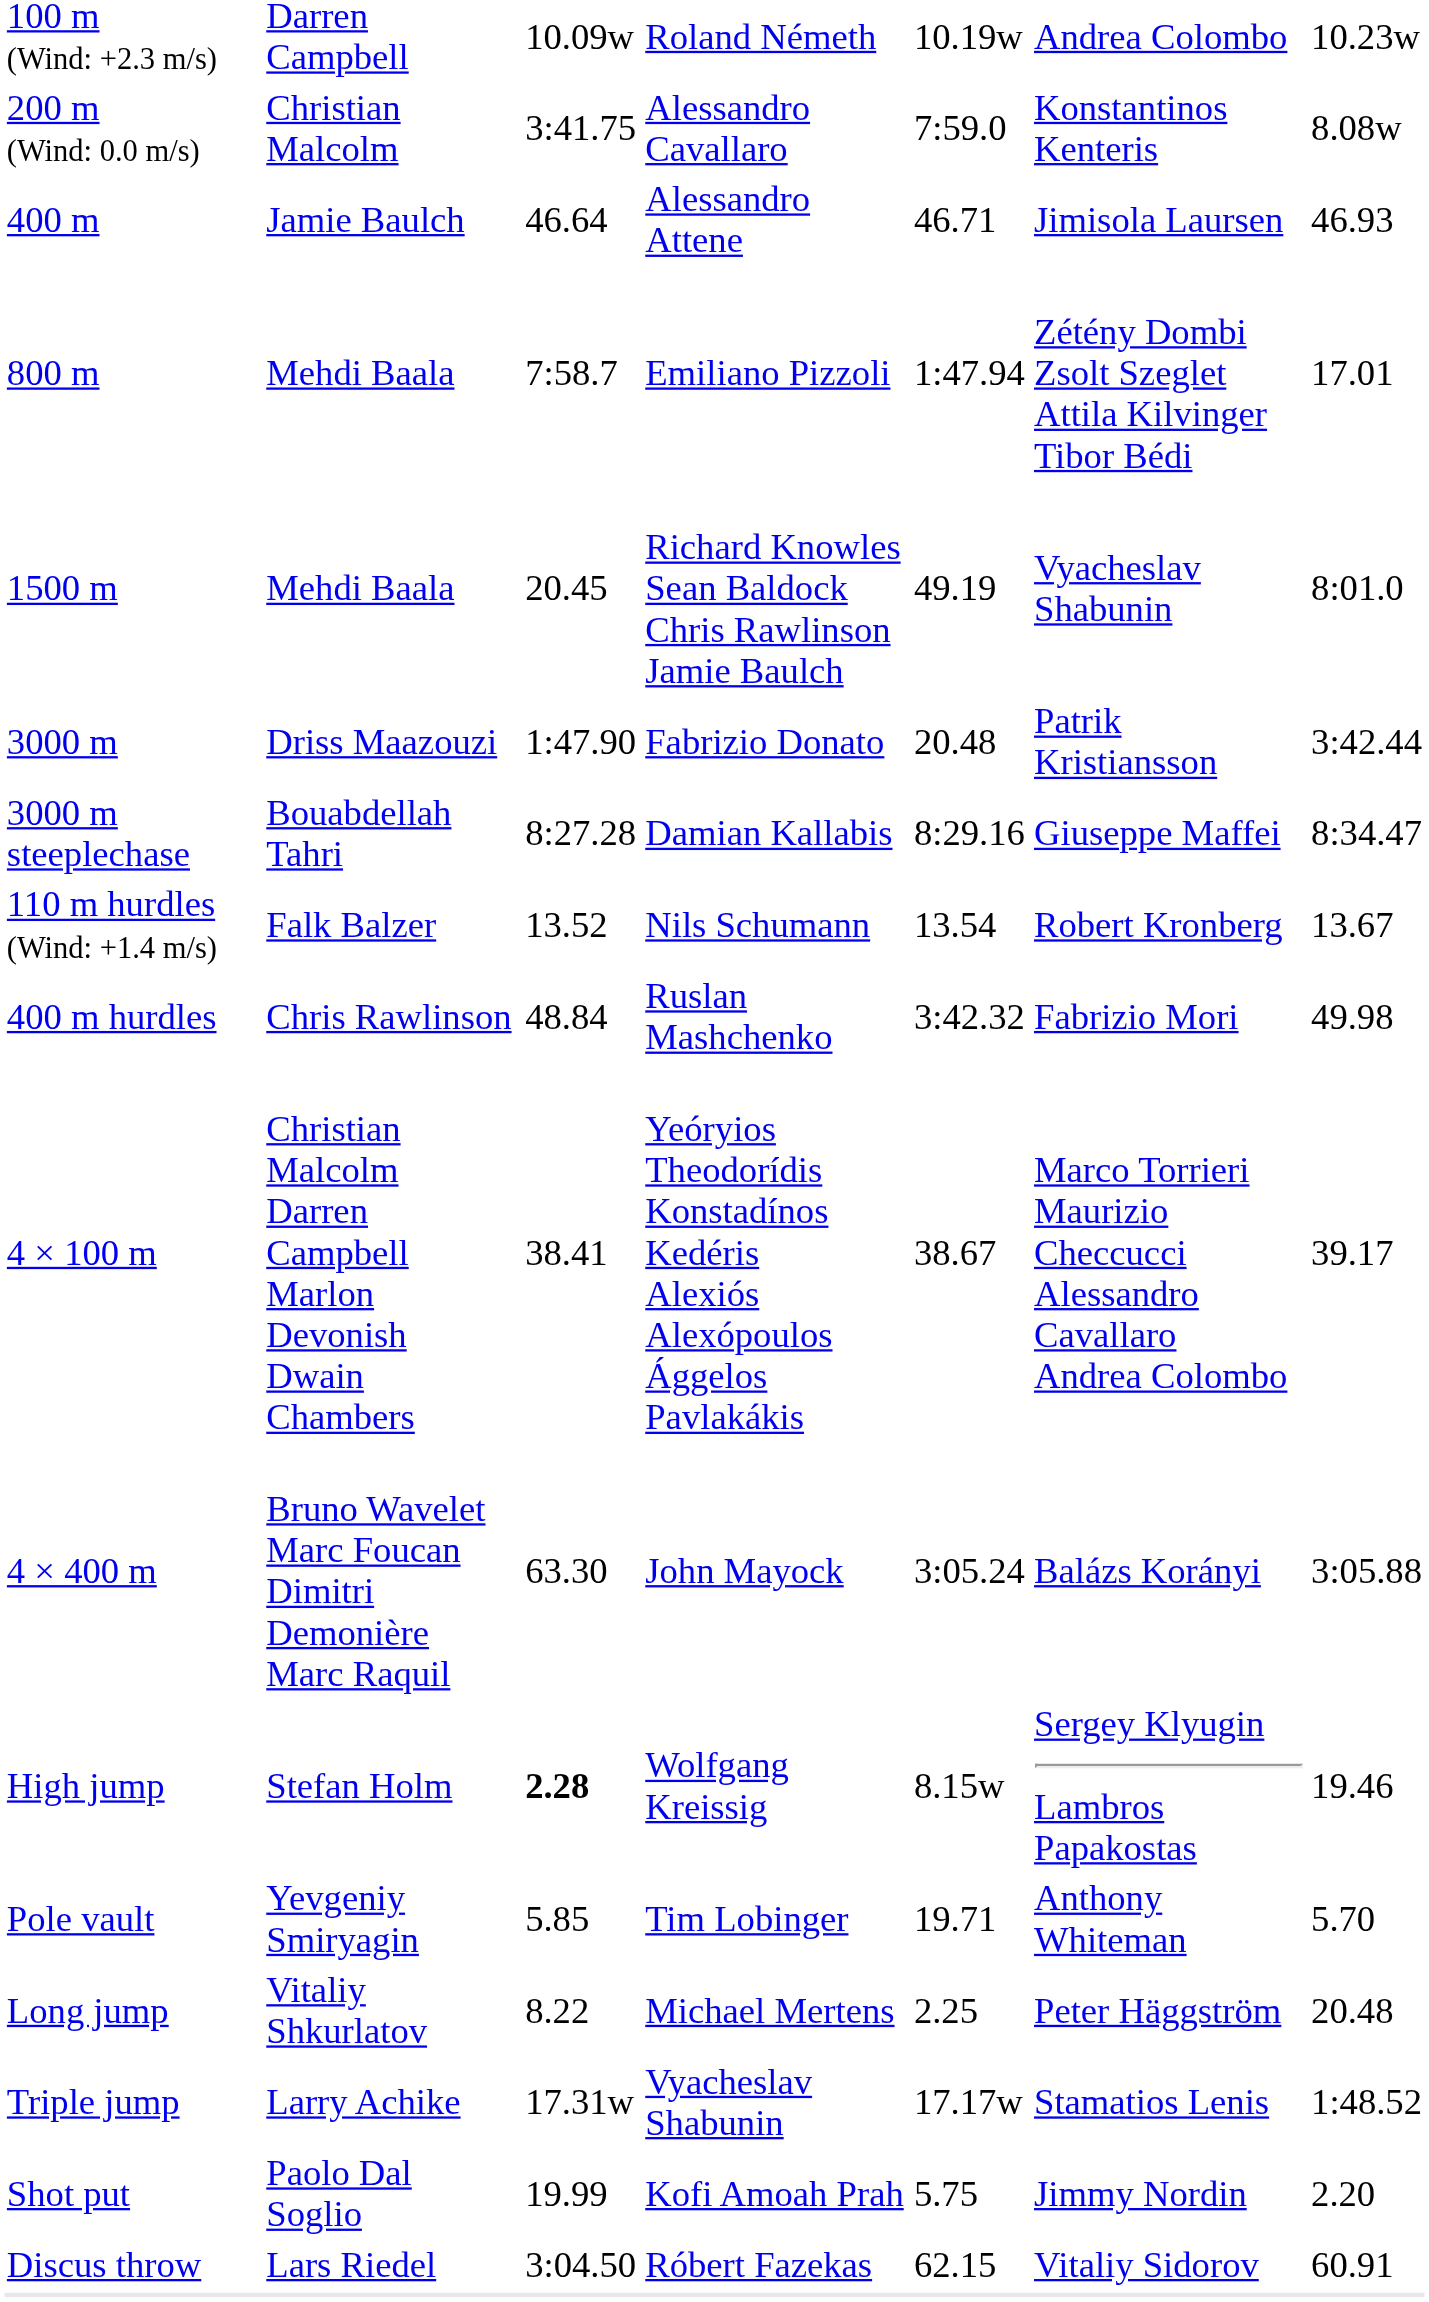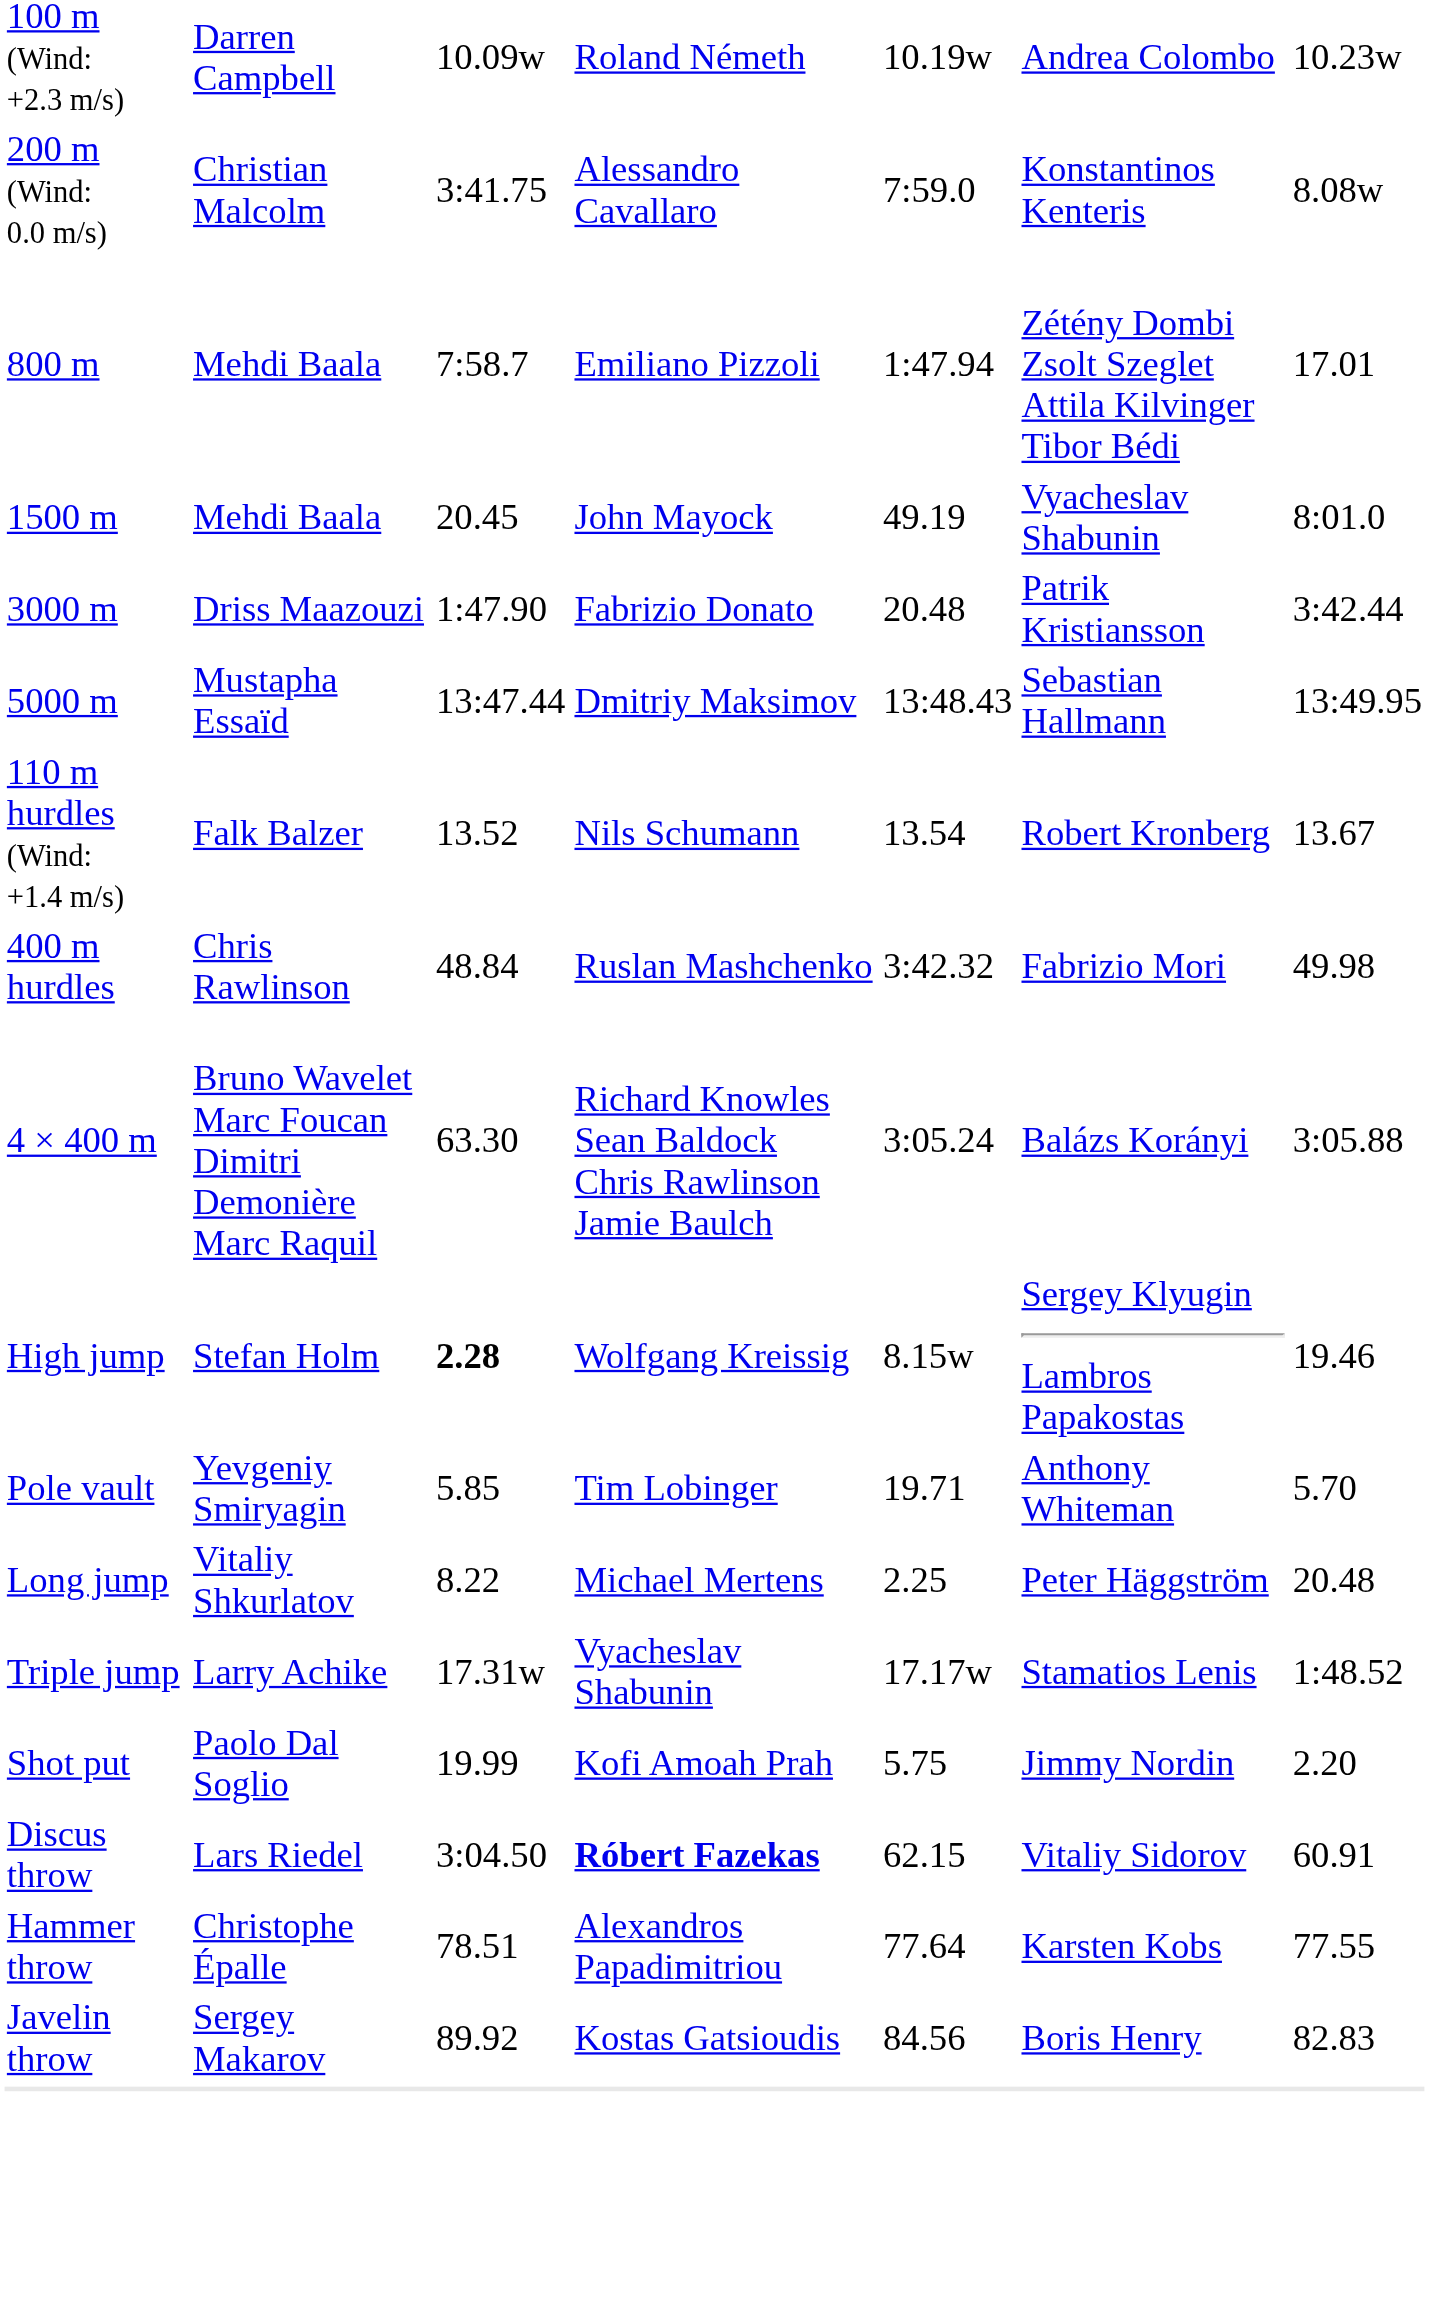- row: (53, 219)
(773, 608) Richard Knowles Sean Baldock Chris Rawlinson Jamie Baulch -> (674, 517) John Mayock
+ row: (62, 700)
- row: (98, 833)
- row: (82, 1252)
(744, 1570) John Mayock -> (702, 1160) Richard Knowles Sean Baldock Chris Rawlinson Jamie Baulch
(759, 2264) normal -> (697, 1854) bold
+ row: (71, 1946)
+ row: (59, 2037)
